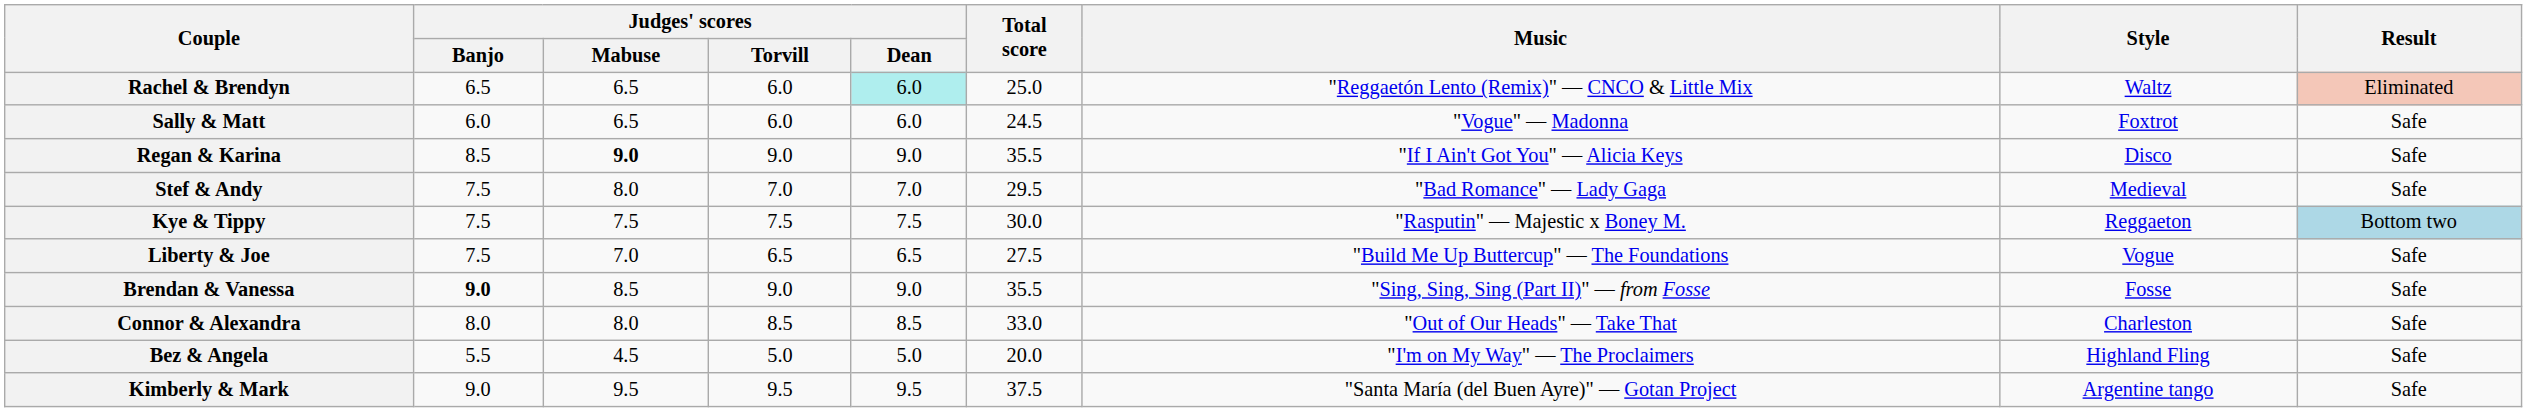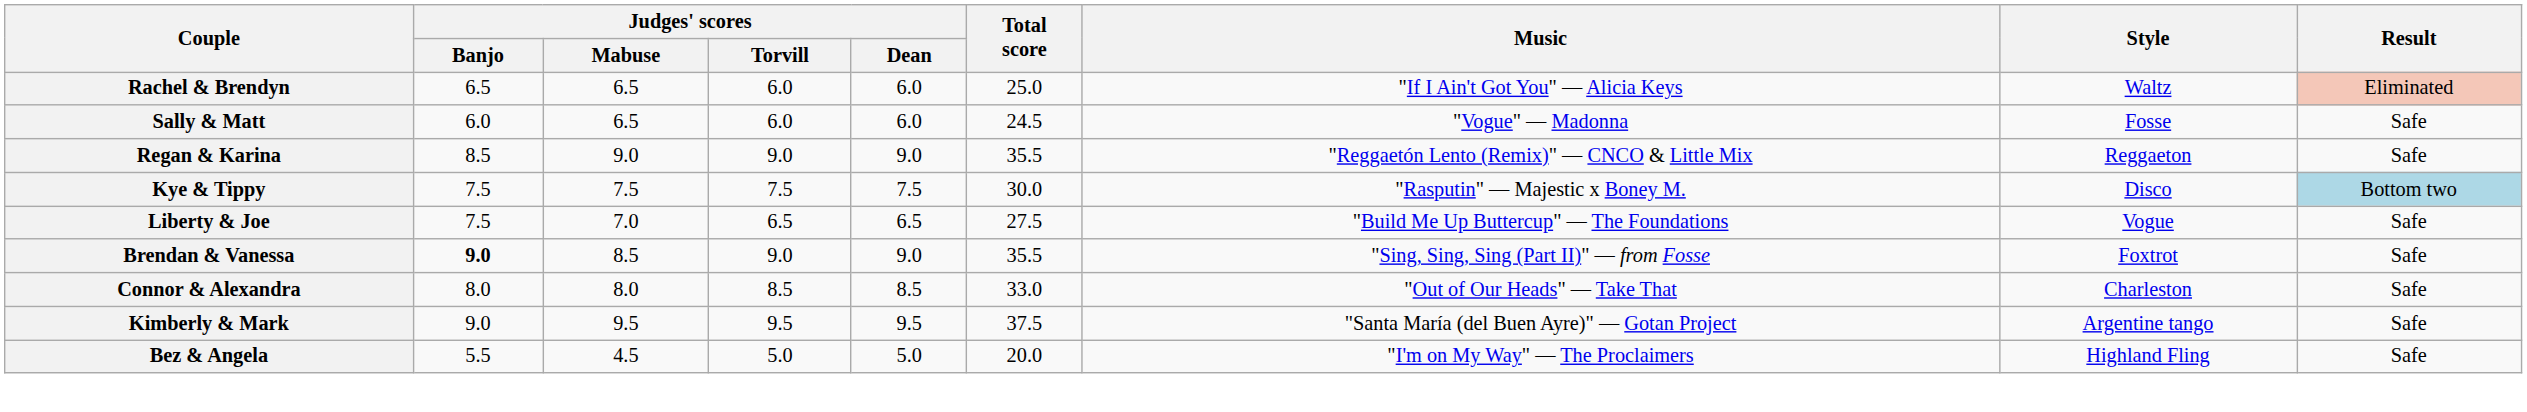(909, 88) paleturquoise background -> (909, 88) no background
(1541, 88) "Reggaetón Lento (Remix)" — CNCO & Little Mix -> (1541, 88) "If I Ain't Got You" — Alicia Keys
(2148, 122) Foxtrot -> (2148, 122) Fosse
(626, 155) bold -> (626, 155) normal
(1541, 155) "If I Ain't Got You" — Alicia Keys -> (1541, 155) "Reggaetón Lento (Remix)" — CNCO & Little Mix
(2148, 155) Disco -> (2148, 155) Reggaeton
- row: (209, 189)
(2148, 222) Reggaeton -> (2148, 189) Disco
(2148, 289) Fosse -> (2148, 256) Foxtrot
rows swapped: (209, 356) <-> (209, 389)
